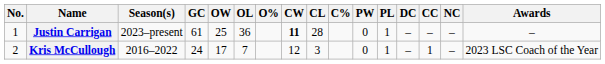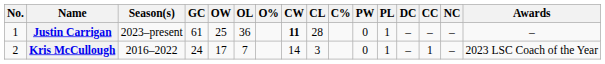(294, 50) 12 -> (294, 50) 14
